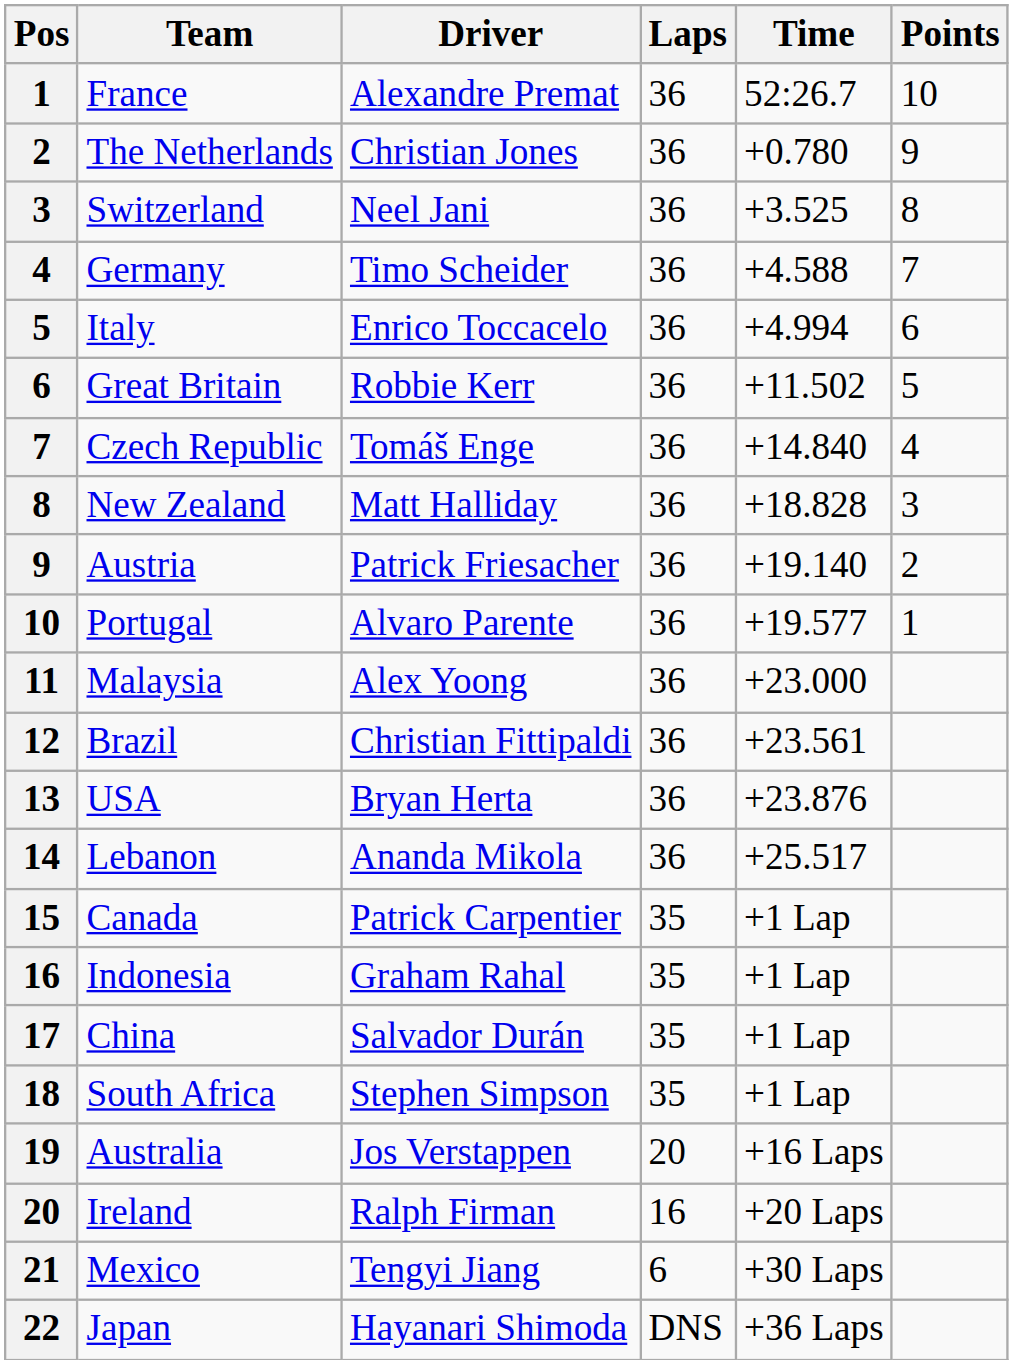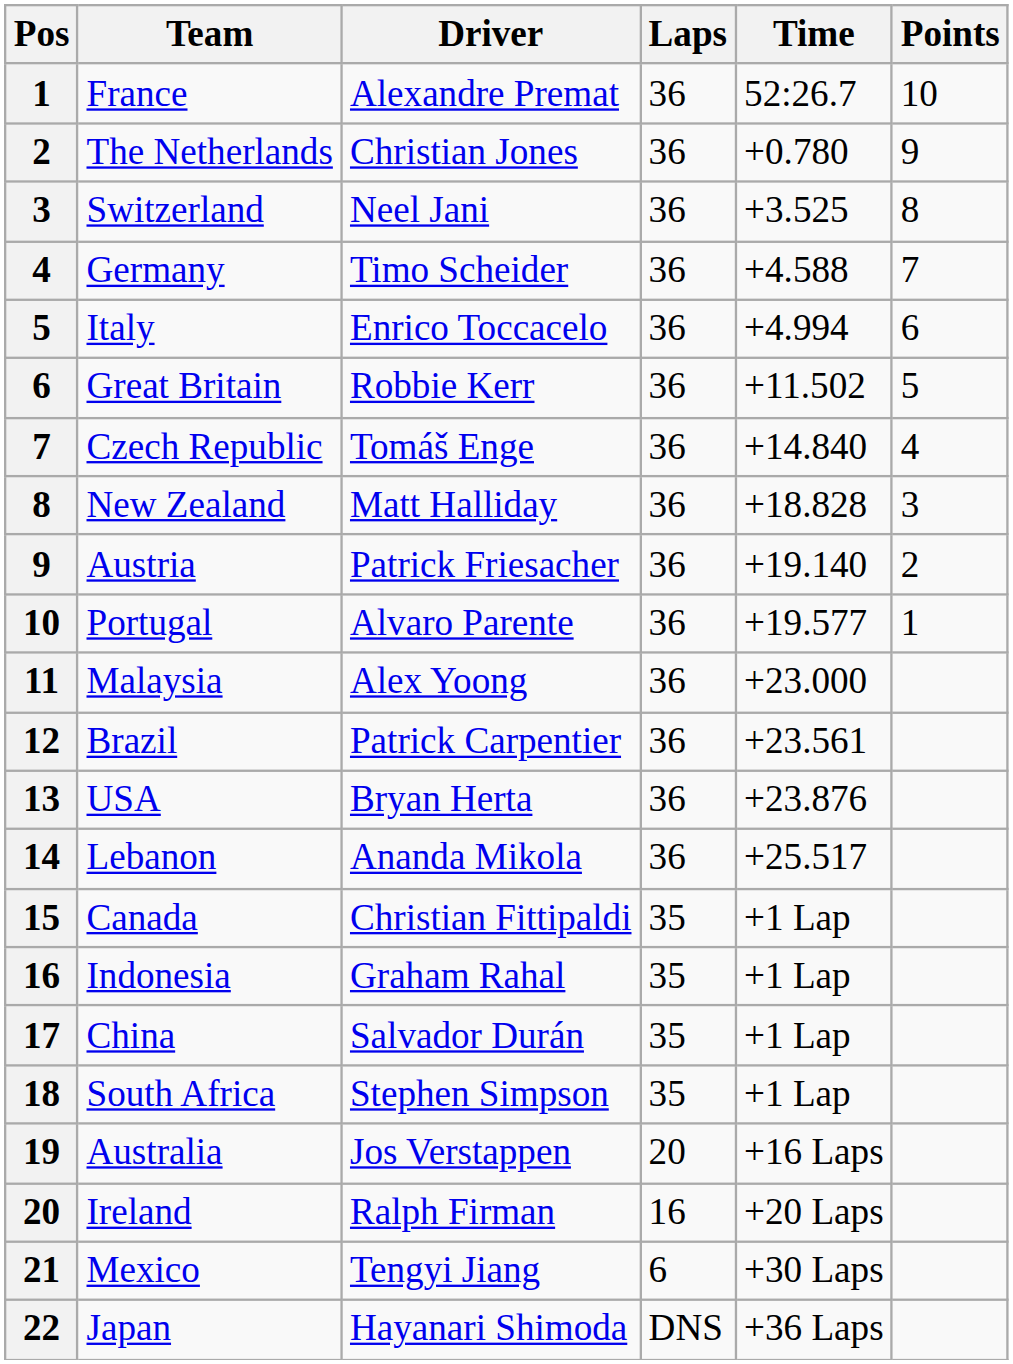(491, 740) Christian Fittipaldi -> (486, 740) Patrick Carpentier
(486, 916) Patrick Carpentier -> (491, 916) Christian Fittipaldi
